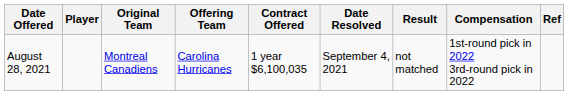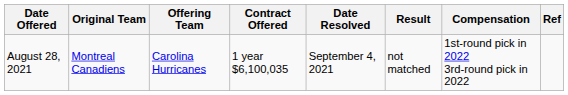- column: (82, 19)
